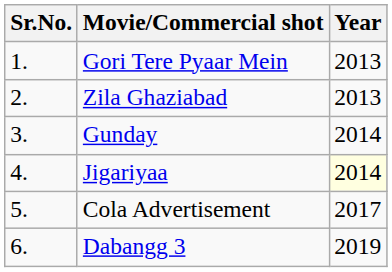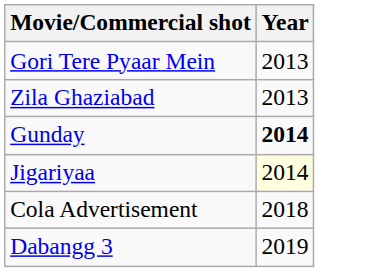- column: (41, 23)
(358, 135) normal -> (285, 135) bold
(358, 209) 2017 -> (285, 209) 2018
